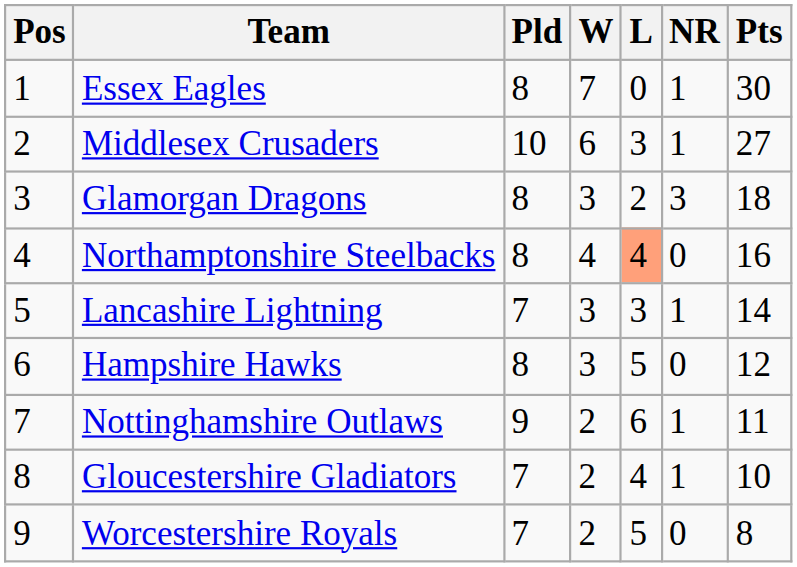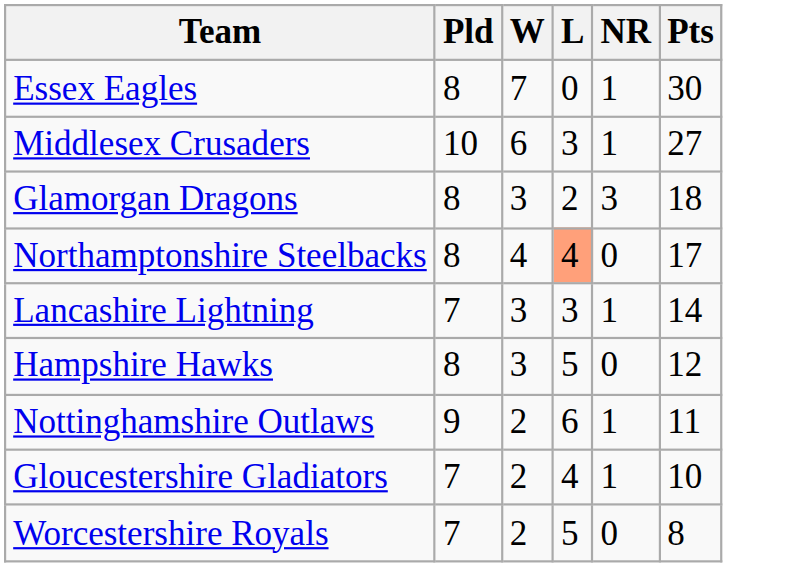- column: (39, 32)
(753, 254) 16 -> (685, 254) 17
